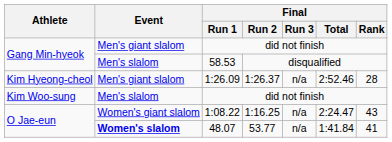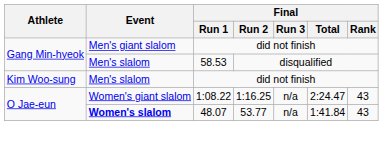- row: (50, 79)
(372, 129) 41 -> (363, 113) 43
